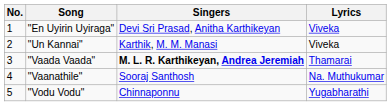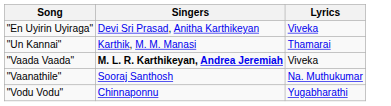- column: (15, 13)
(324, 45) Viveka -> (309, 45) Thamarai
(330, 61) Thamarai -> (303, 61) Viveka
